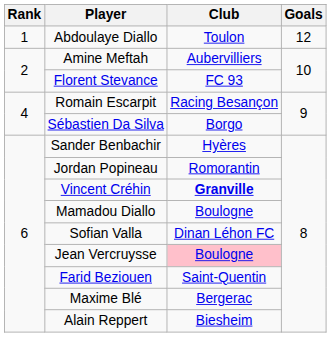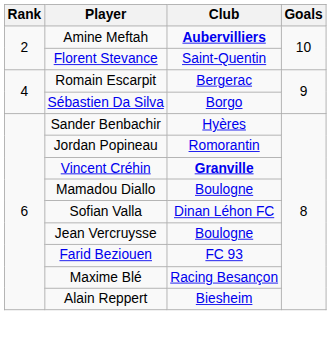- row: (106, 37)
(224, 59) normal -> (224, 37) bold
(224, 80) FC 93 -> (224, 59) Saint-Quentin
(224, 102) Racing Besançon -> (224, 80) Bergerac
(224, 255) pink background -> (224, 233) no background
(224, 277) Saint-Quentin -> (224, 255) FC 93
(224, 299) Bergerac -> (224, 277) Racing Besançon
